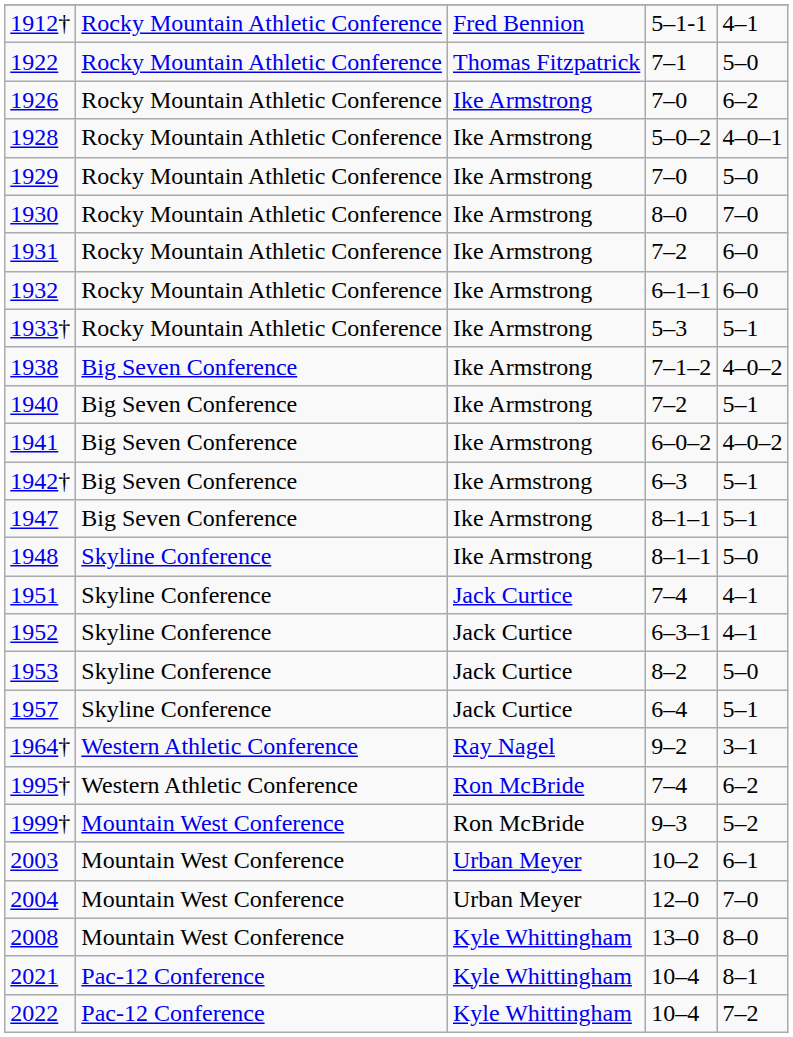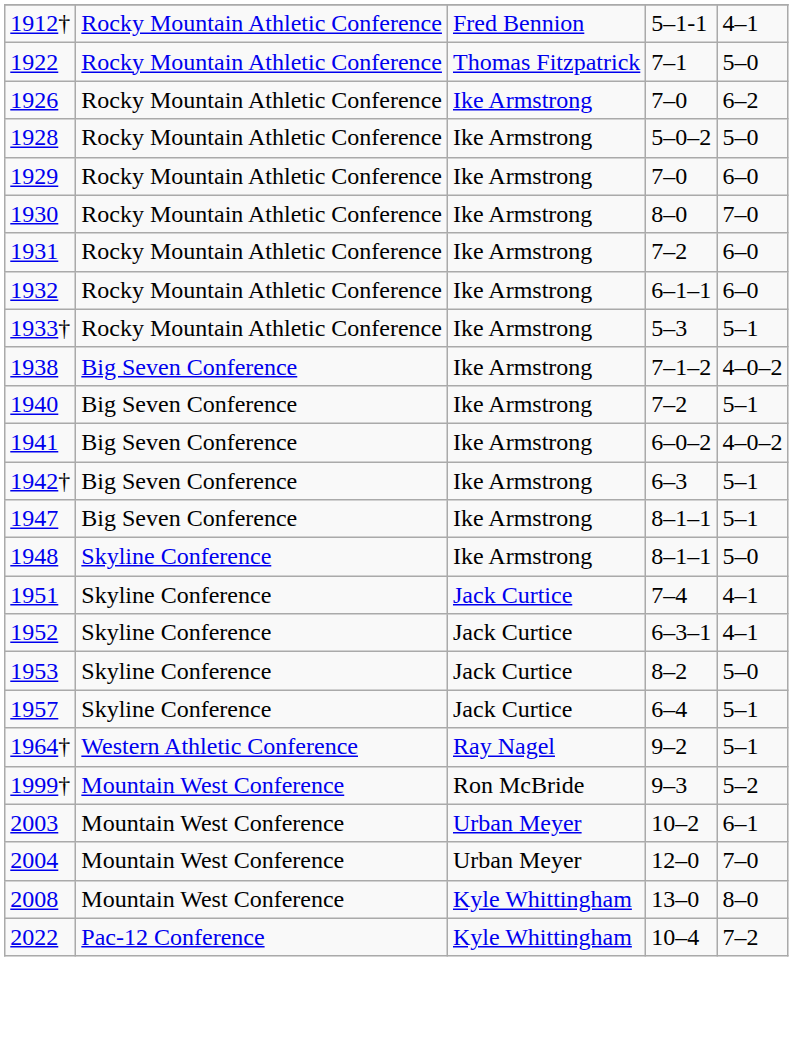(752, 137) 4–0–1 -> (740, 137) 5–0
(740, 175) 5–0 -> (740, 175) 6–0
(740, 746) 3–1 -> (740, 746) 5–1
- row: (40, 784)
- row: (34, 975)
